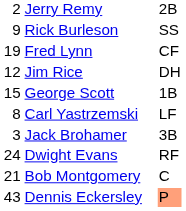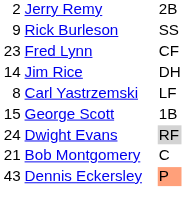(12, 51) 19 -> (12, 51) 23
(12, 72) 12 -> (12, 72) 14
rows swapped: (90, 113) <-> (69, 93)
- row: (76, 134)
(169, 155) no background -> (169, 134) lightgrey background
